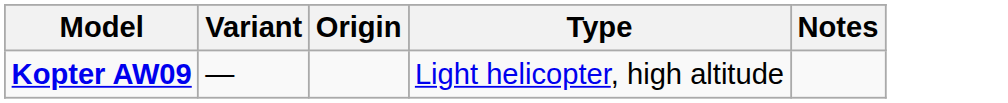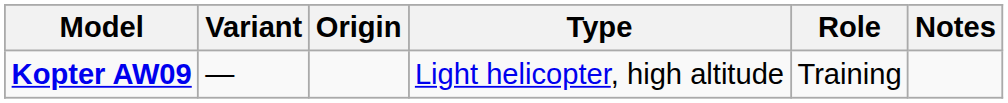+ column: (850, 27)
